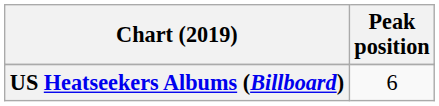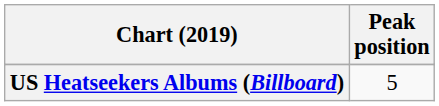(392, 82) 6 -> (392, 82) 5
